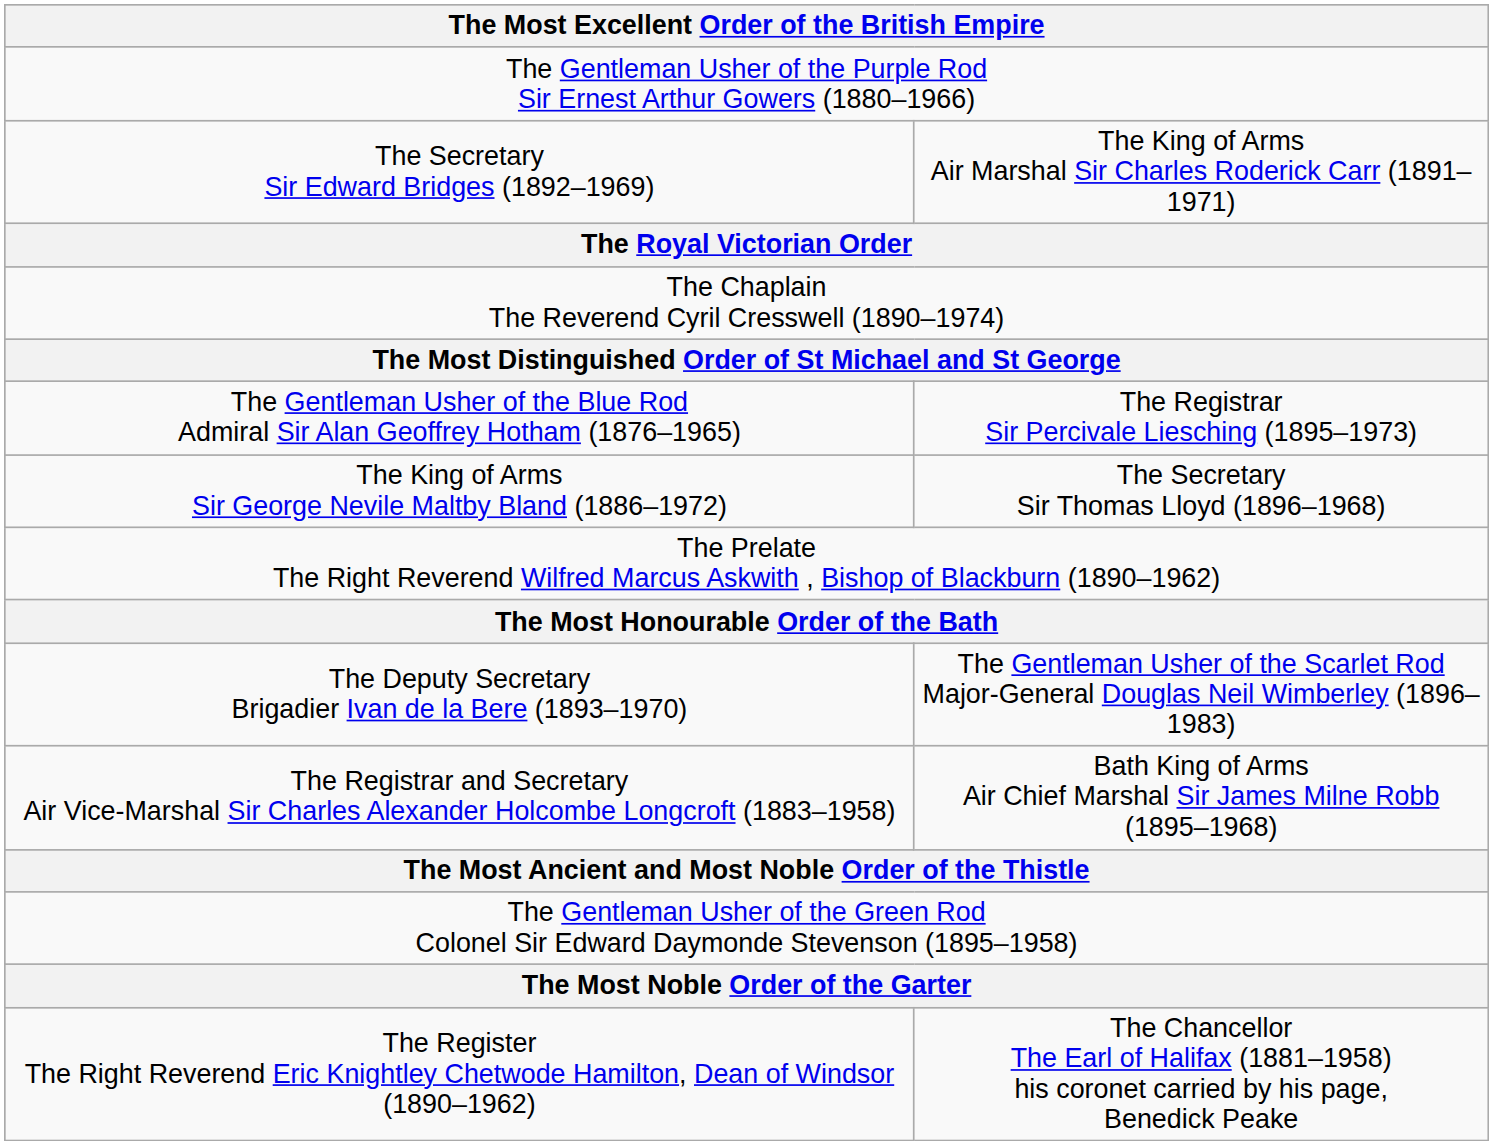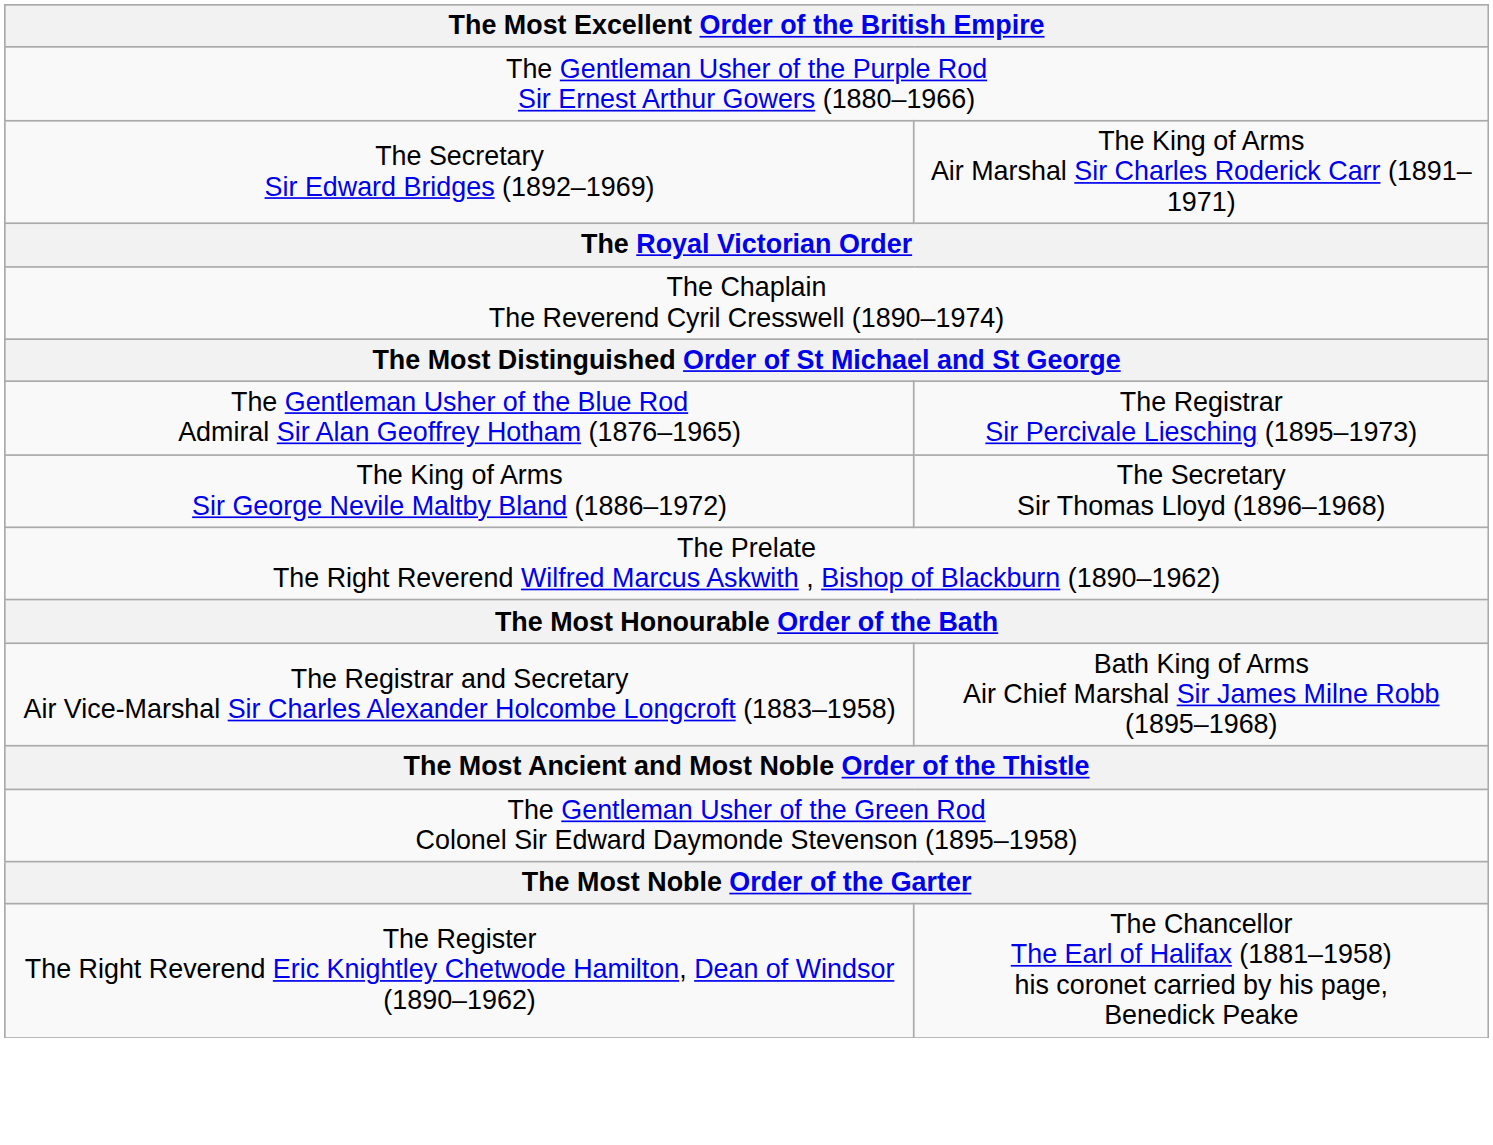- row: (459, 694)
